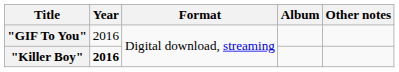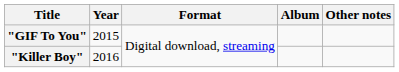(106, 35) 2016 -> (106, 35) 2015
(106, 56) bold -> (106, 56) normal
